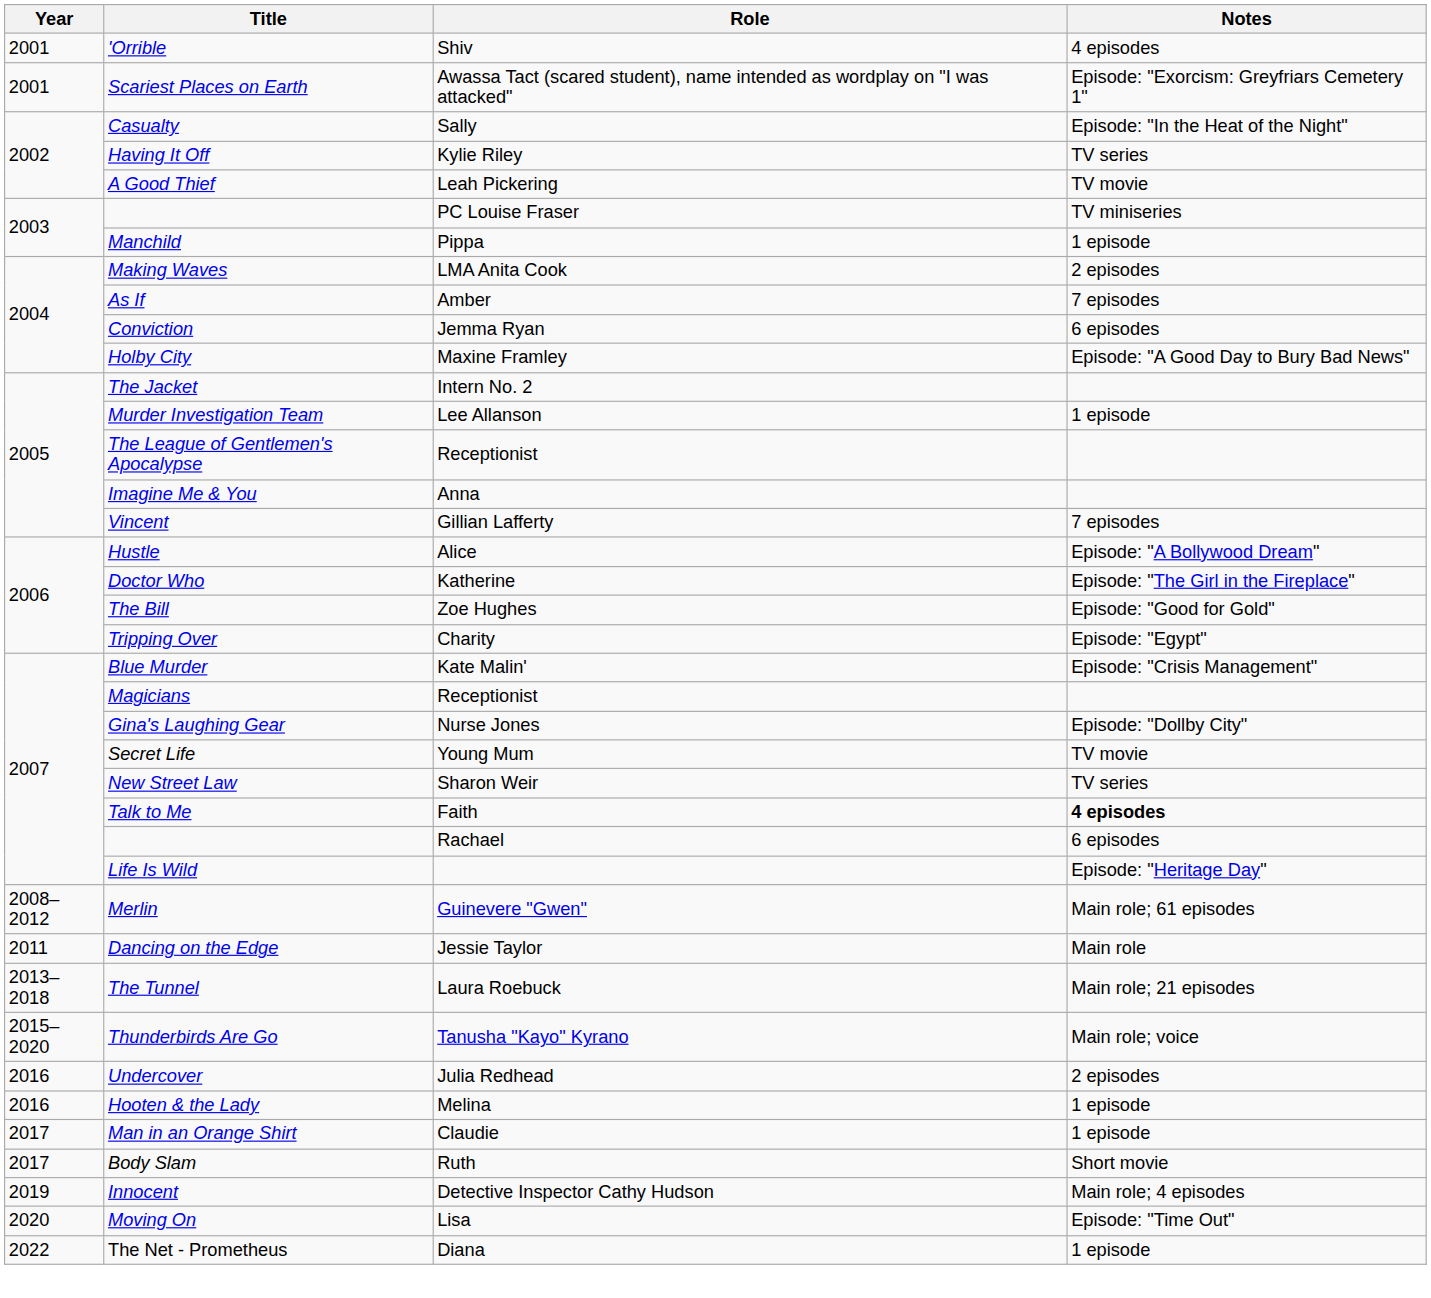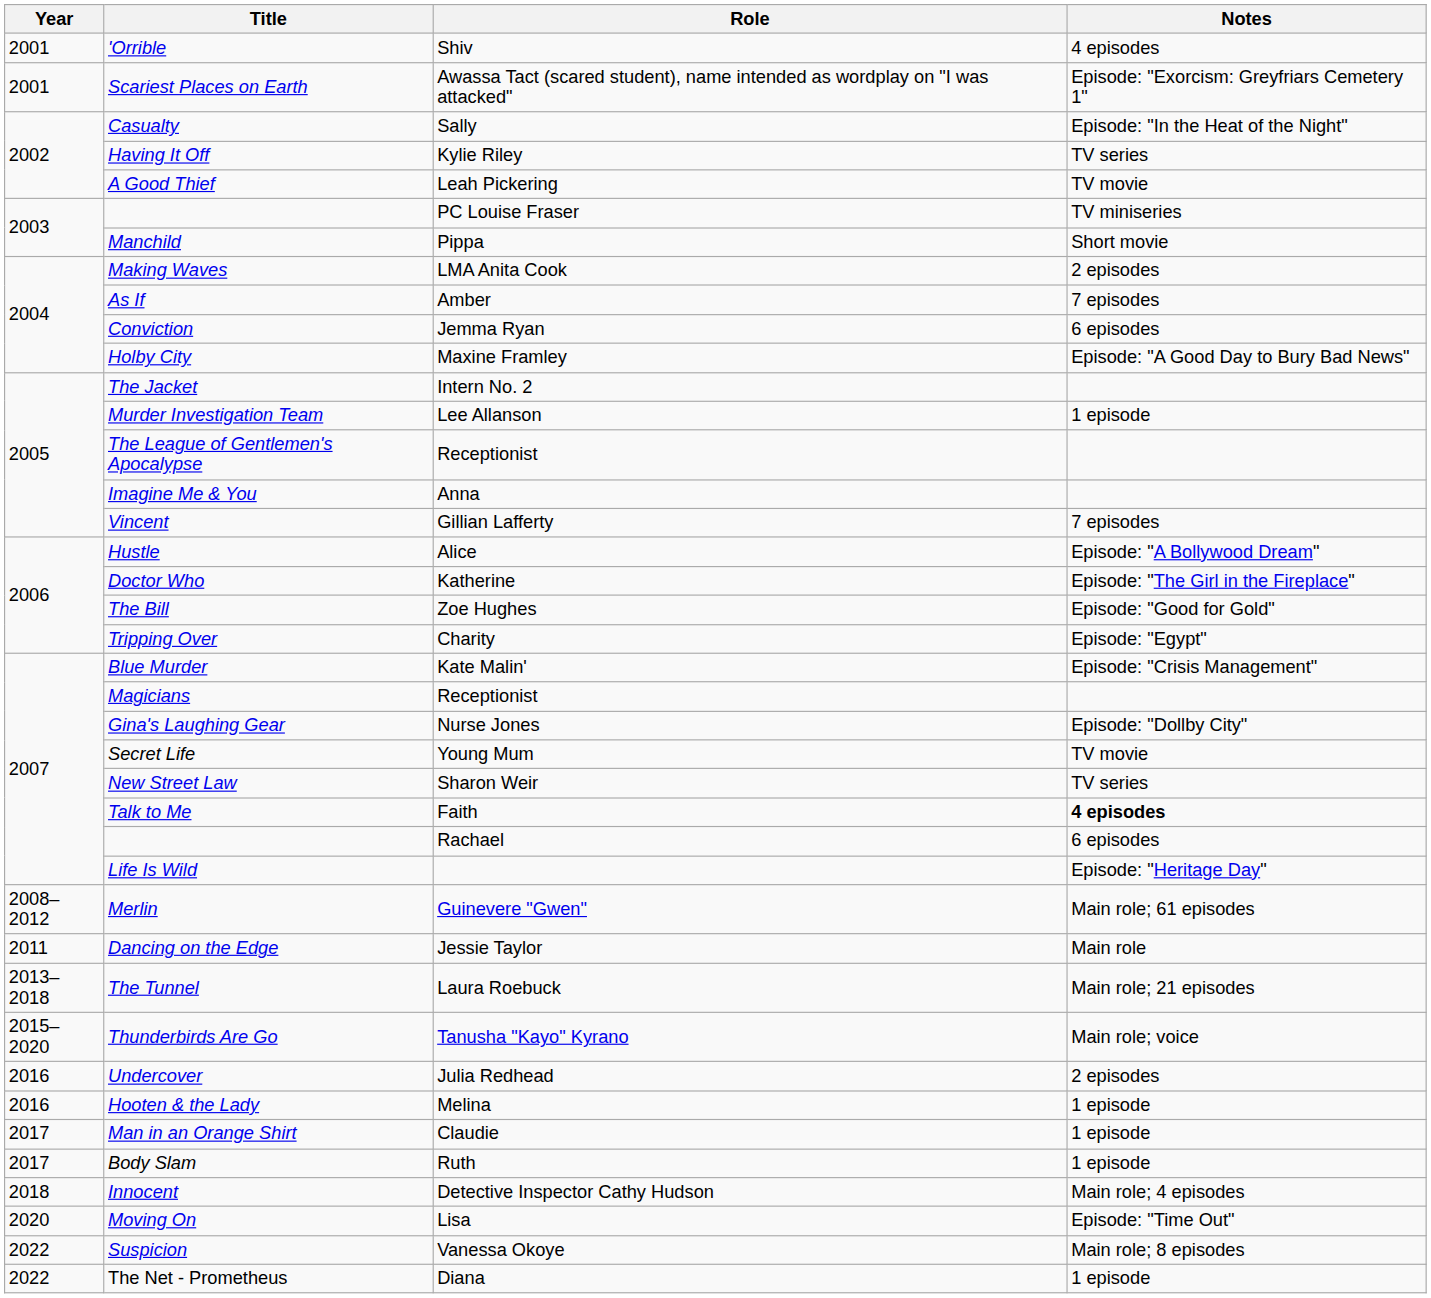(1111, 241) 1 episode -> (1120, 241) Short movie
(1120, 1162) Short movie -> (1111, 1162) 1 episode
(29, 1191) 2019 -> (29, 1191) 2018
+ row: (148, 1249)
